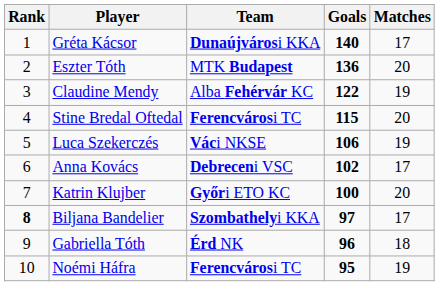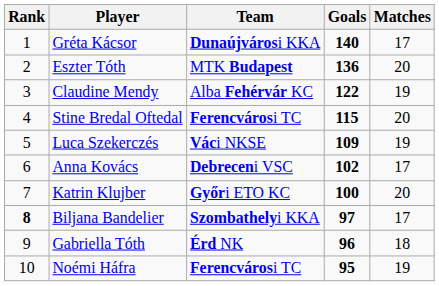(347, 142) 106 -> (347, 142) 109
